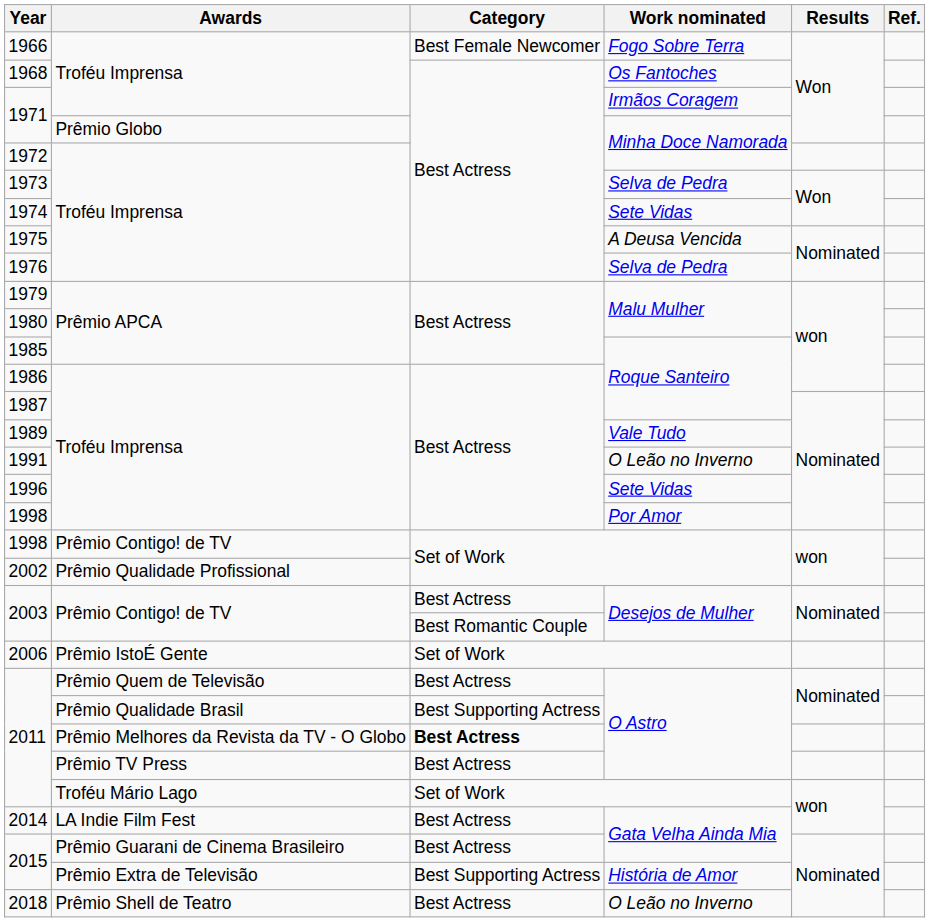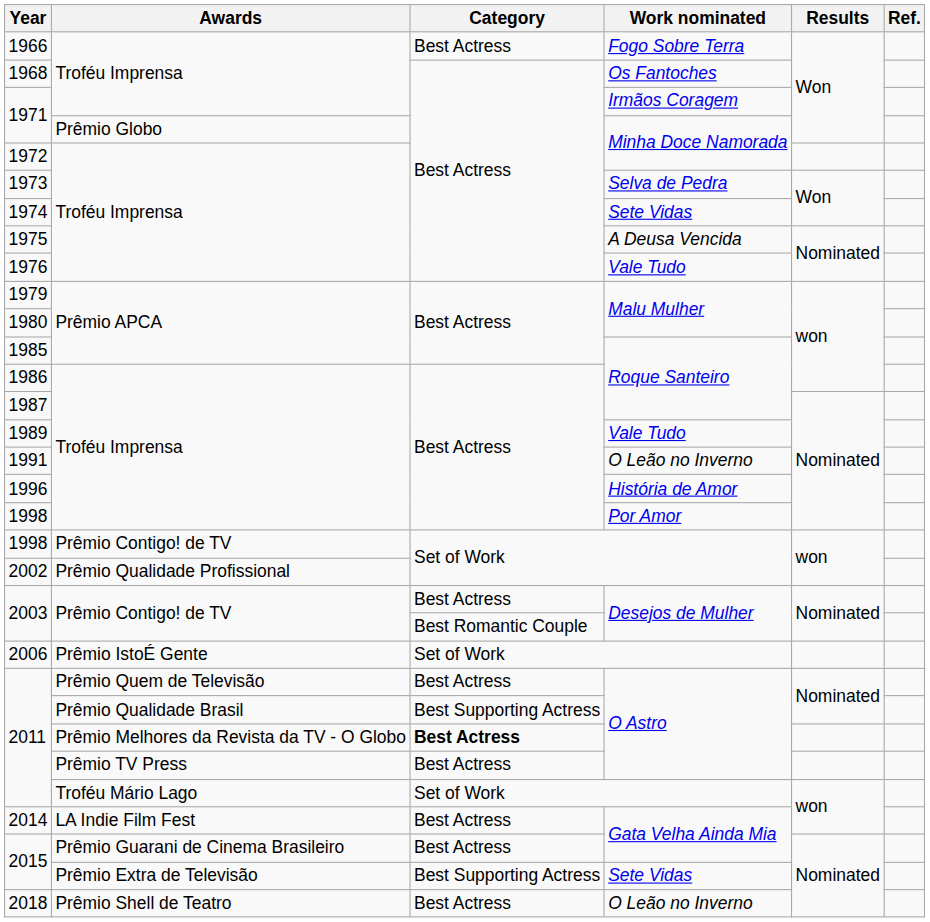(507, 45) Best Female Newcomer -> (462, 45) Best Actress
(668, 267) Selva de Pedra -> (647, 267) Vale Tudo
(650, 488) Sete Vidas -> (673, 488) História de Amor
(673, 875) História de Amor -> (650, 875) Sete Vidas
